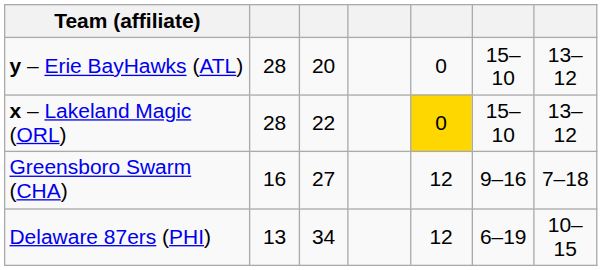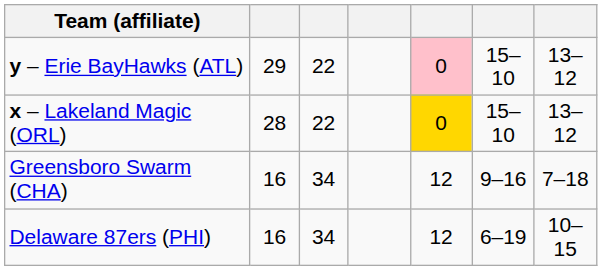(275, 66) 28 -> (275, 66) 29
(324, 66) 20 -> (324, 66) 22
(441, 66) no background -> (441, 66) pink background
(324, 179) 27 -> (324, 179) 34
(275, 236) 13 -> (275, 236) 16
